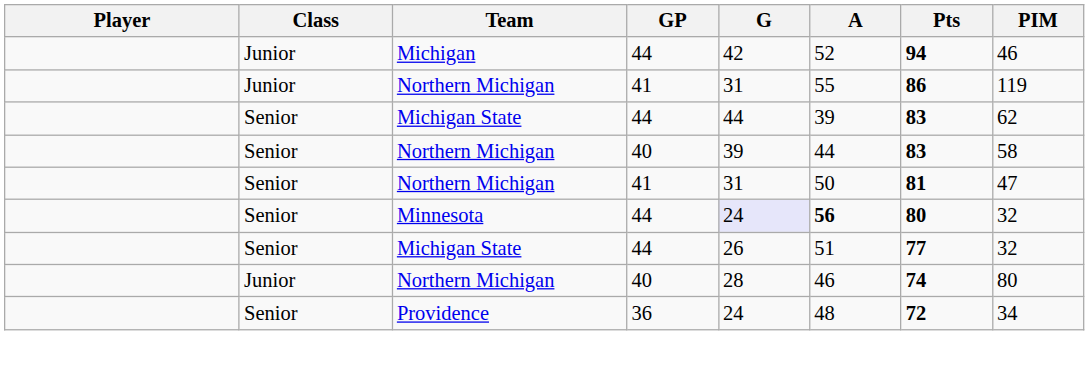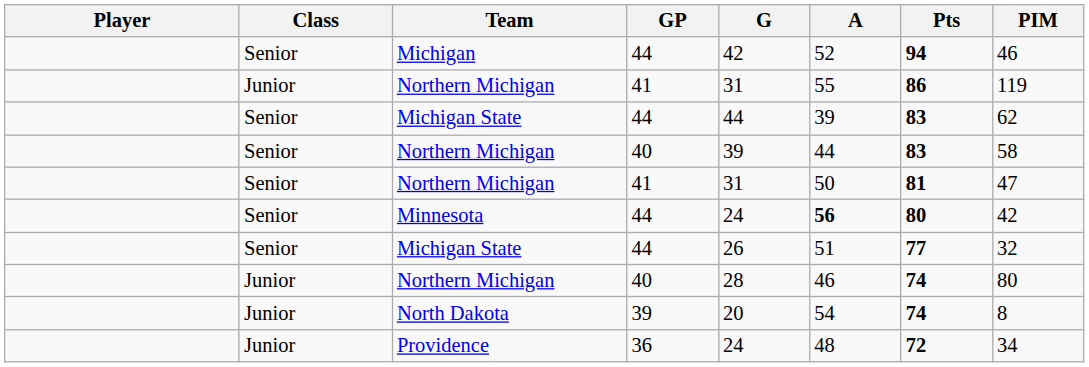(270, 53) Junior -> (271, 53) Senior
(733, 215) lavender background -> (733, 215) no background
(1007, 215) 32 -> (1007, 215) 42
+ row: (453, 313)
(271, 313) Senior -> (270, 345) Junior
